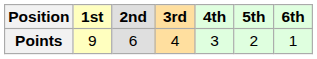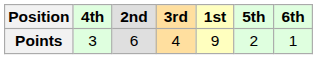columns swapped: (92, 16) <-> (215, 16)
